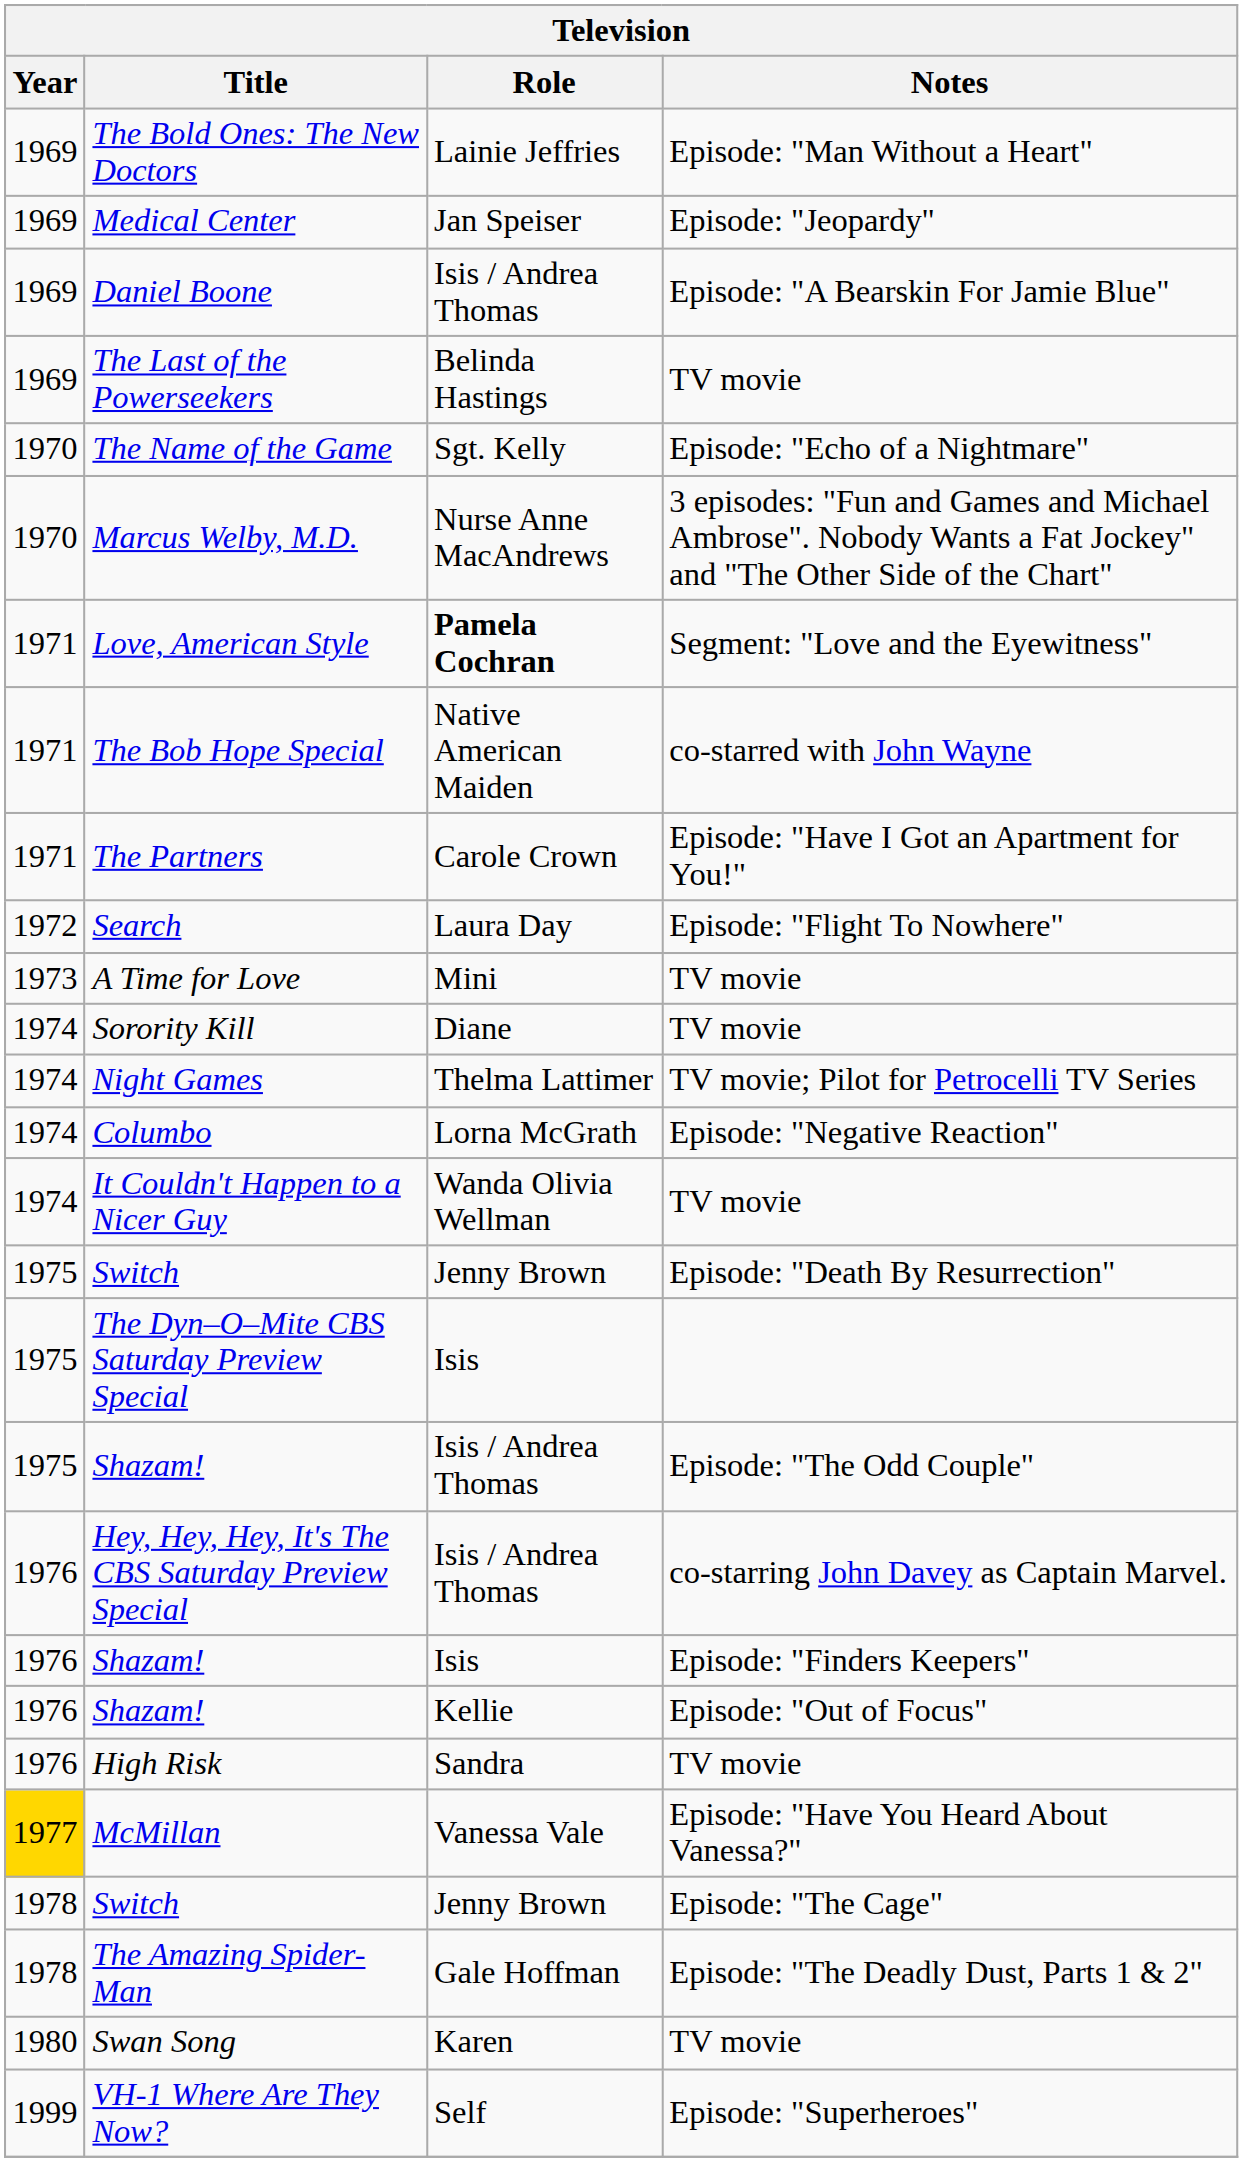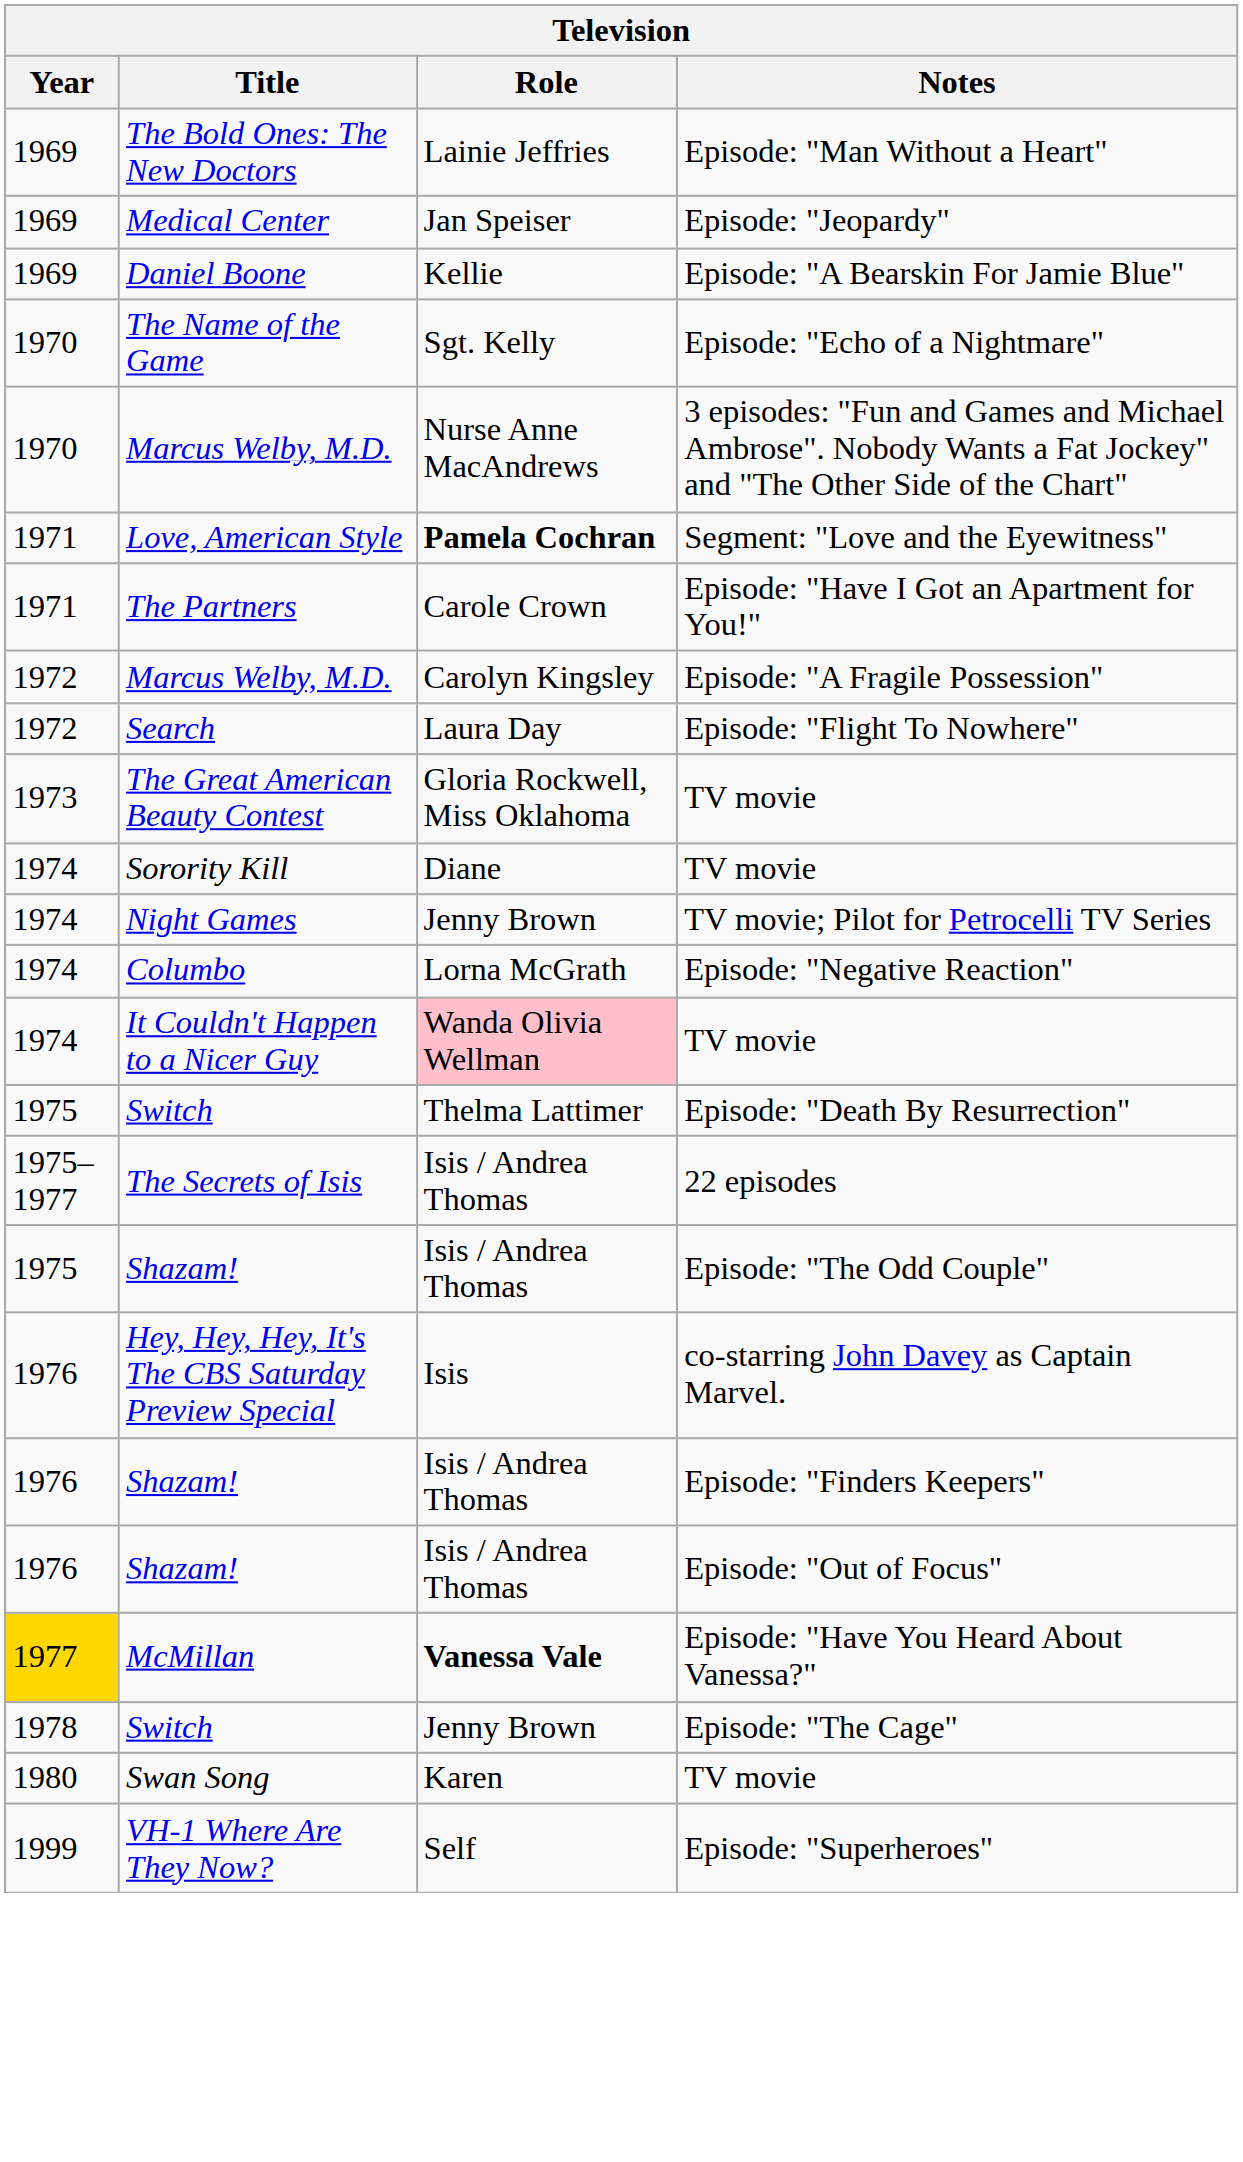(516, 291) Isis / Andrea Thomas -> (463, 272) Kellie
- row: (189, 379)
- row: (238, 749)
+ row: (259, 676)
+ row: (259, 797)
- row: (196, 977)
(544, 1080) Thelma Lattimer -> (510, 919) Jenny Brown
(523, 1201) no background -> (513, 1040) pink background
(520, 1271) Jenny Brown -> (533, 1110) Thelma Lattimer
- row: (239, 1359)
+ row: (244, 1179)
(516, 1572) Isis / Andrea Thomas -> (446, 1374) Isis
(457, 1660) Isis -> (506, 1480) Isis / Andrea Thomas
(474, 1711) Kellie -> (506, 1568) Isis / Andrea Thomas
- row: (157, 1763)
(519, 1832) normal -> (513, 1656) bold
- row: (229, 1972)
